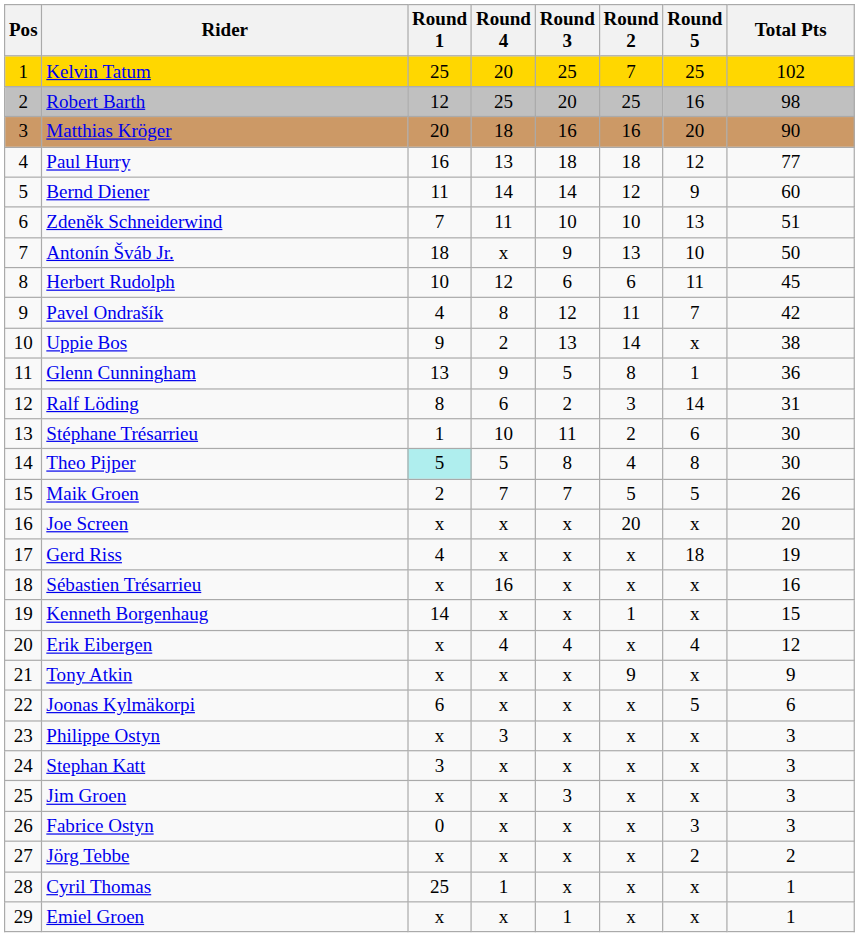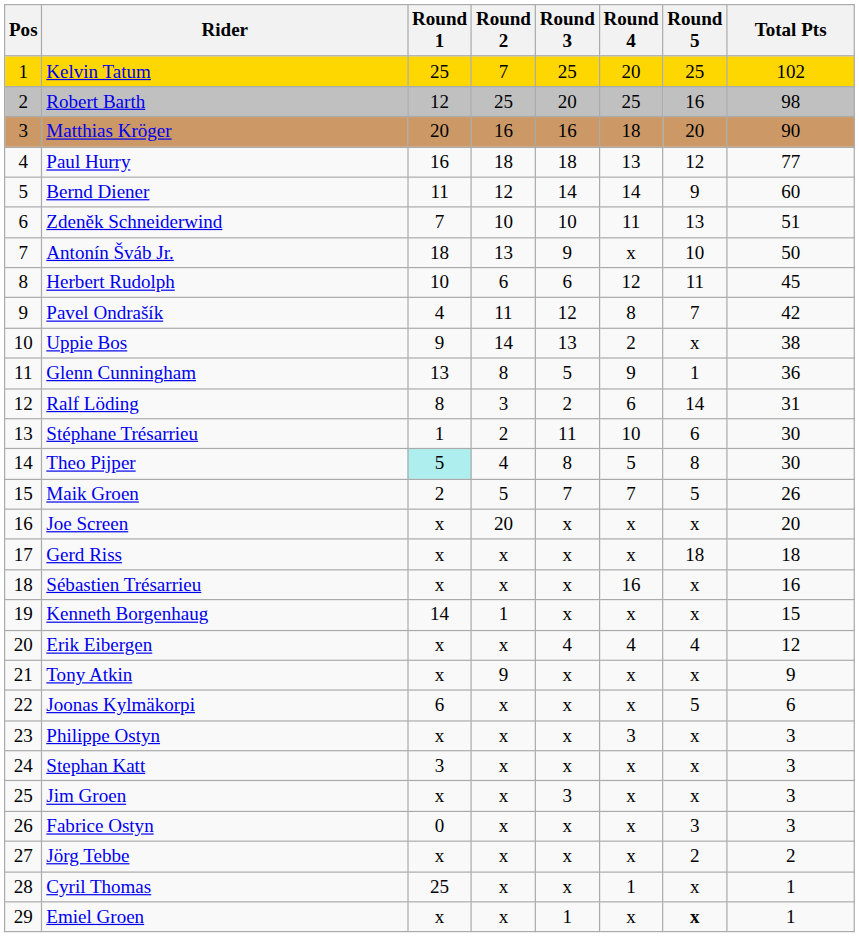columns swapped: (631, 30) <-> (503, 30)
(440, 554) 4 -> (440, 554) x
(791, 554) 19 -> (791, 554) 18
(695, 916) normal -> (695, 916) bold
